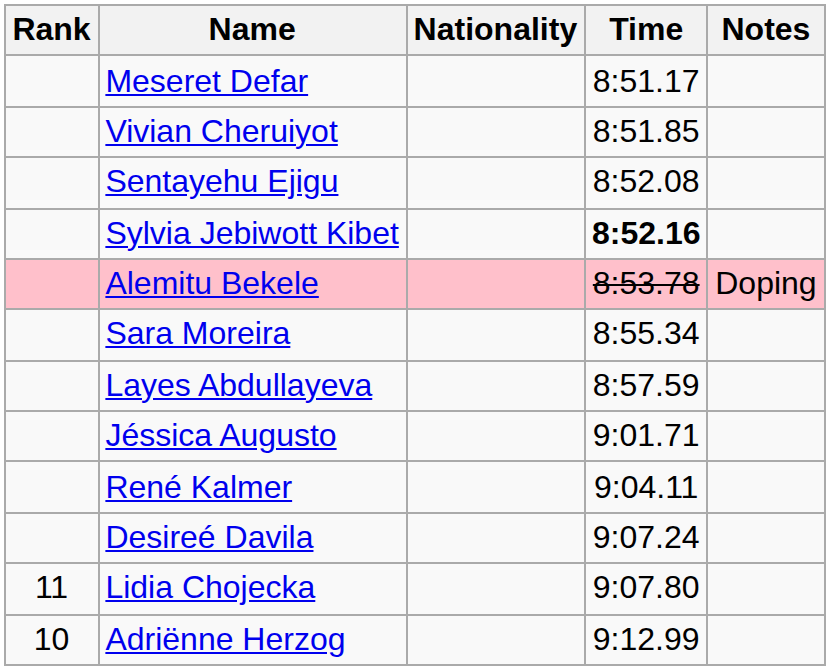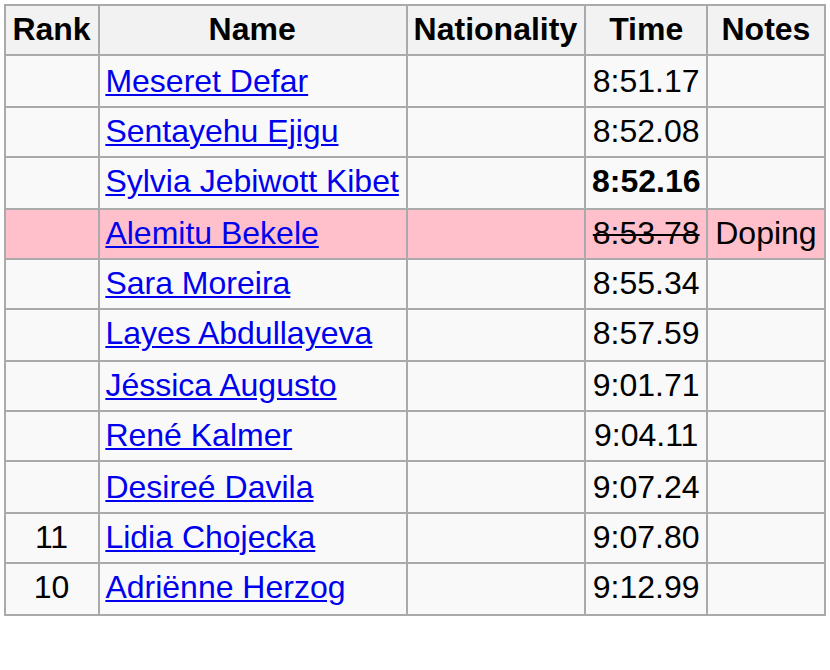- row: (222, 131)
